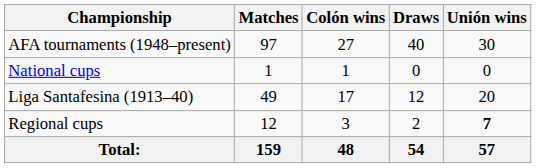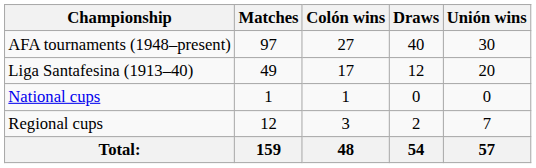rows swapped: (54, 70) <-> (101, 96)
(487, 123) bold -> (487, 123) normal
